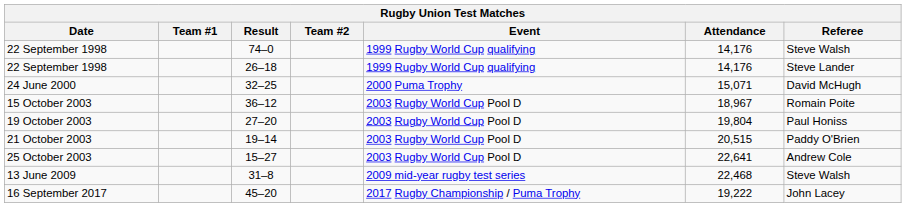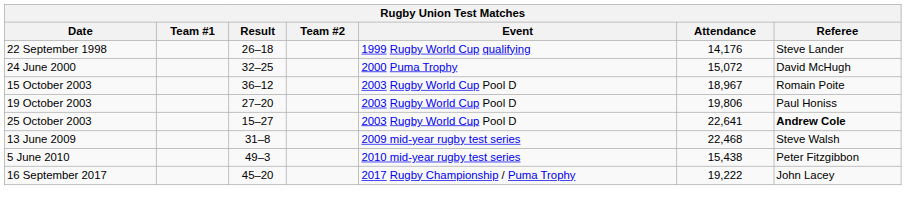- row: (57, 49)
(735, 85) 15,071 -> (725, 67) 15,072
(735, 121) 19,804 -> (725, 103) 19,806
- row: (49, 139)
(819, 157) normal -> (811, 121) bold
+ row: (38, 157)
